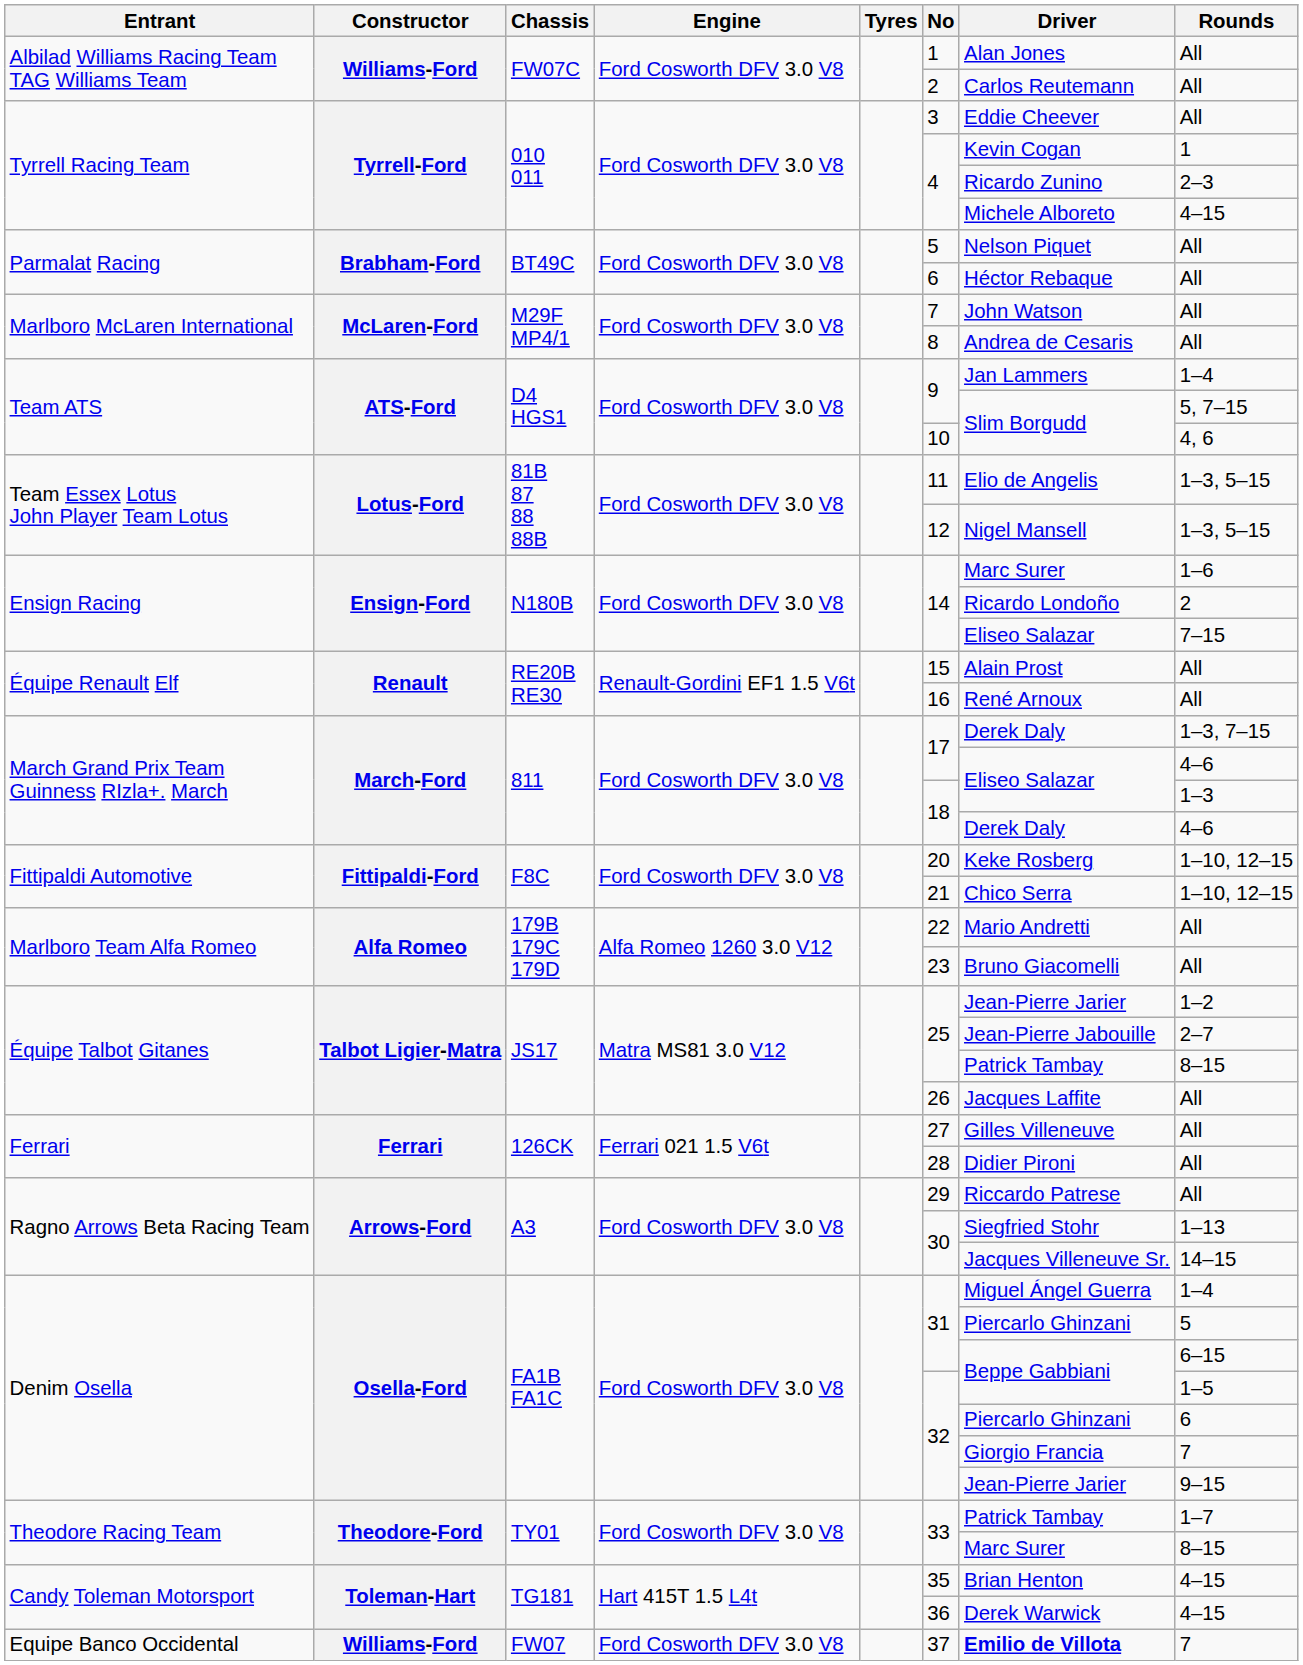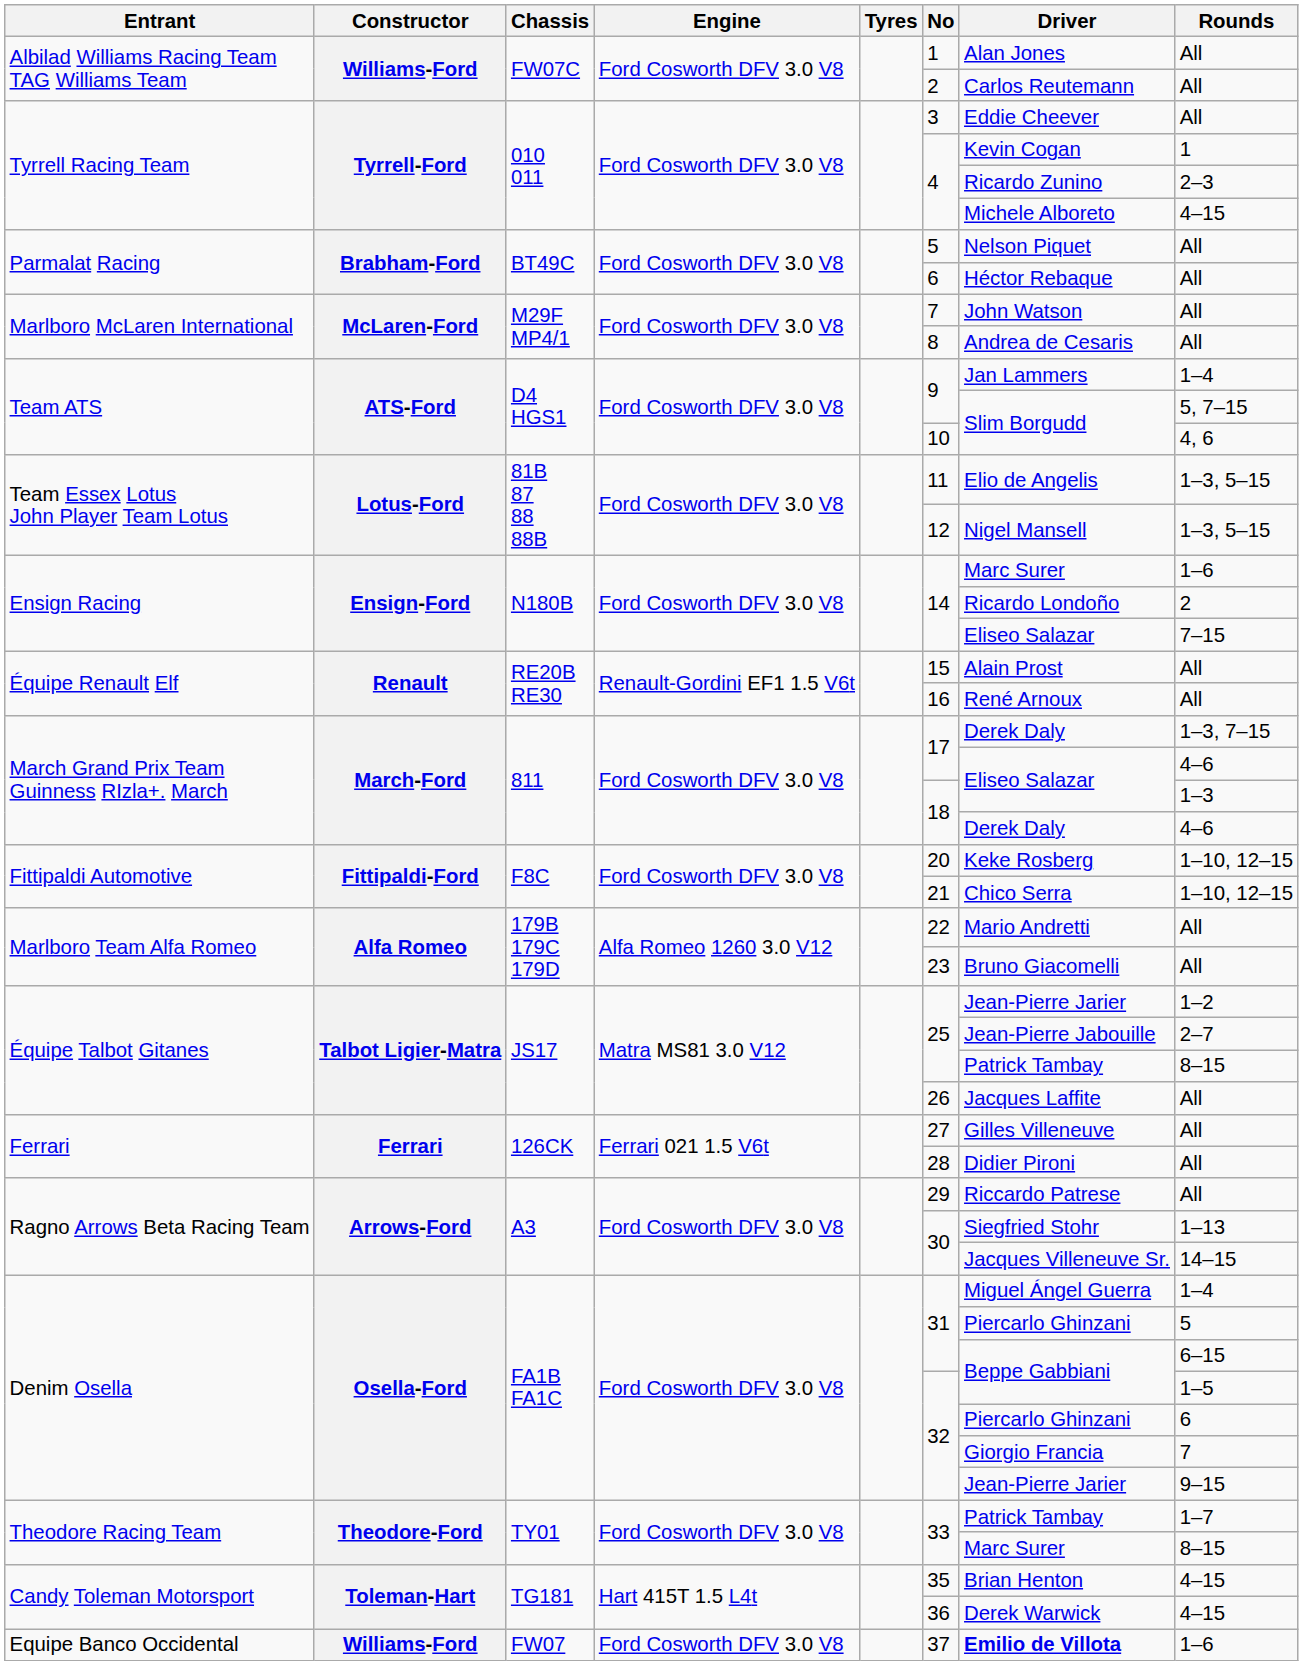(1185, 1644) 7 -> (1197, 1644) 1–6
